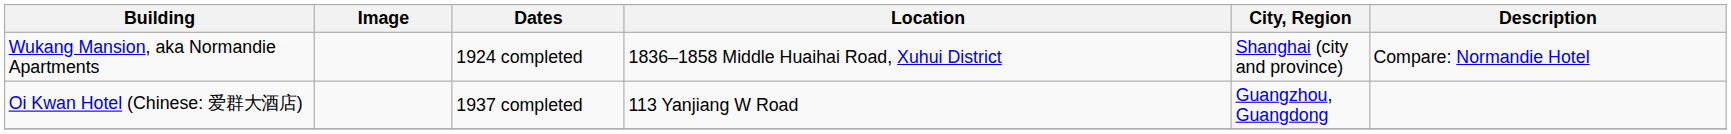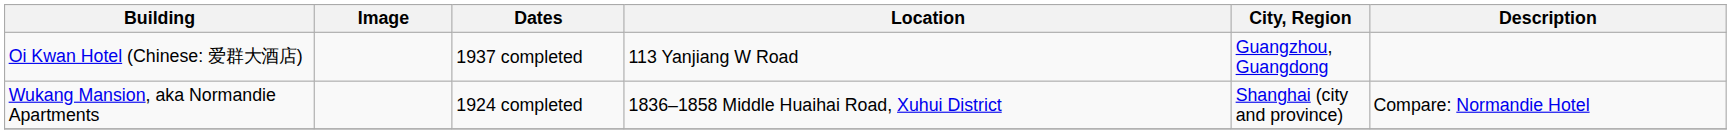rows swapped: (142, 56) <-> (156, 104)
